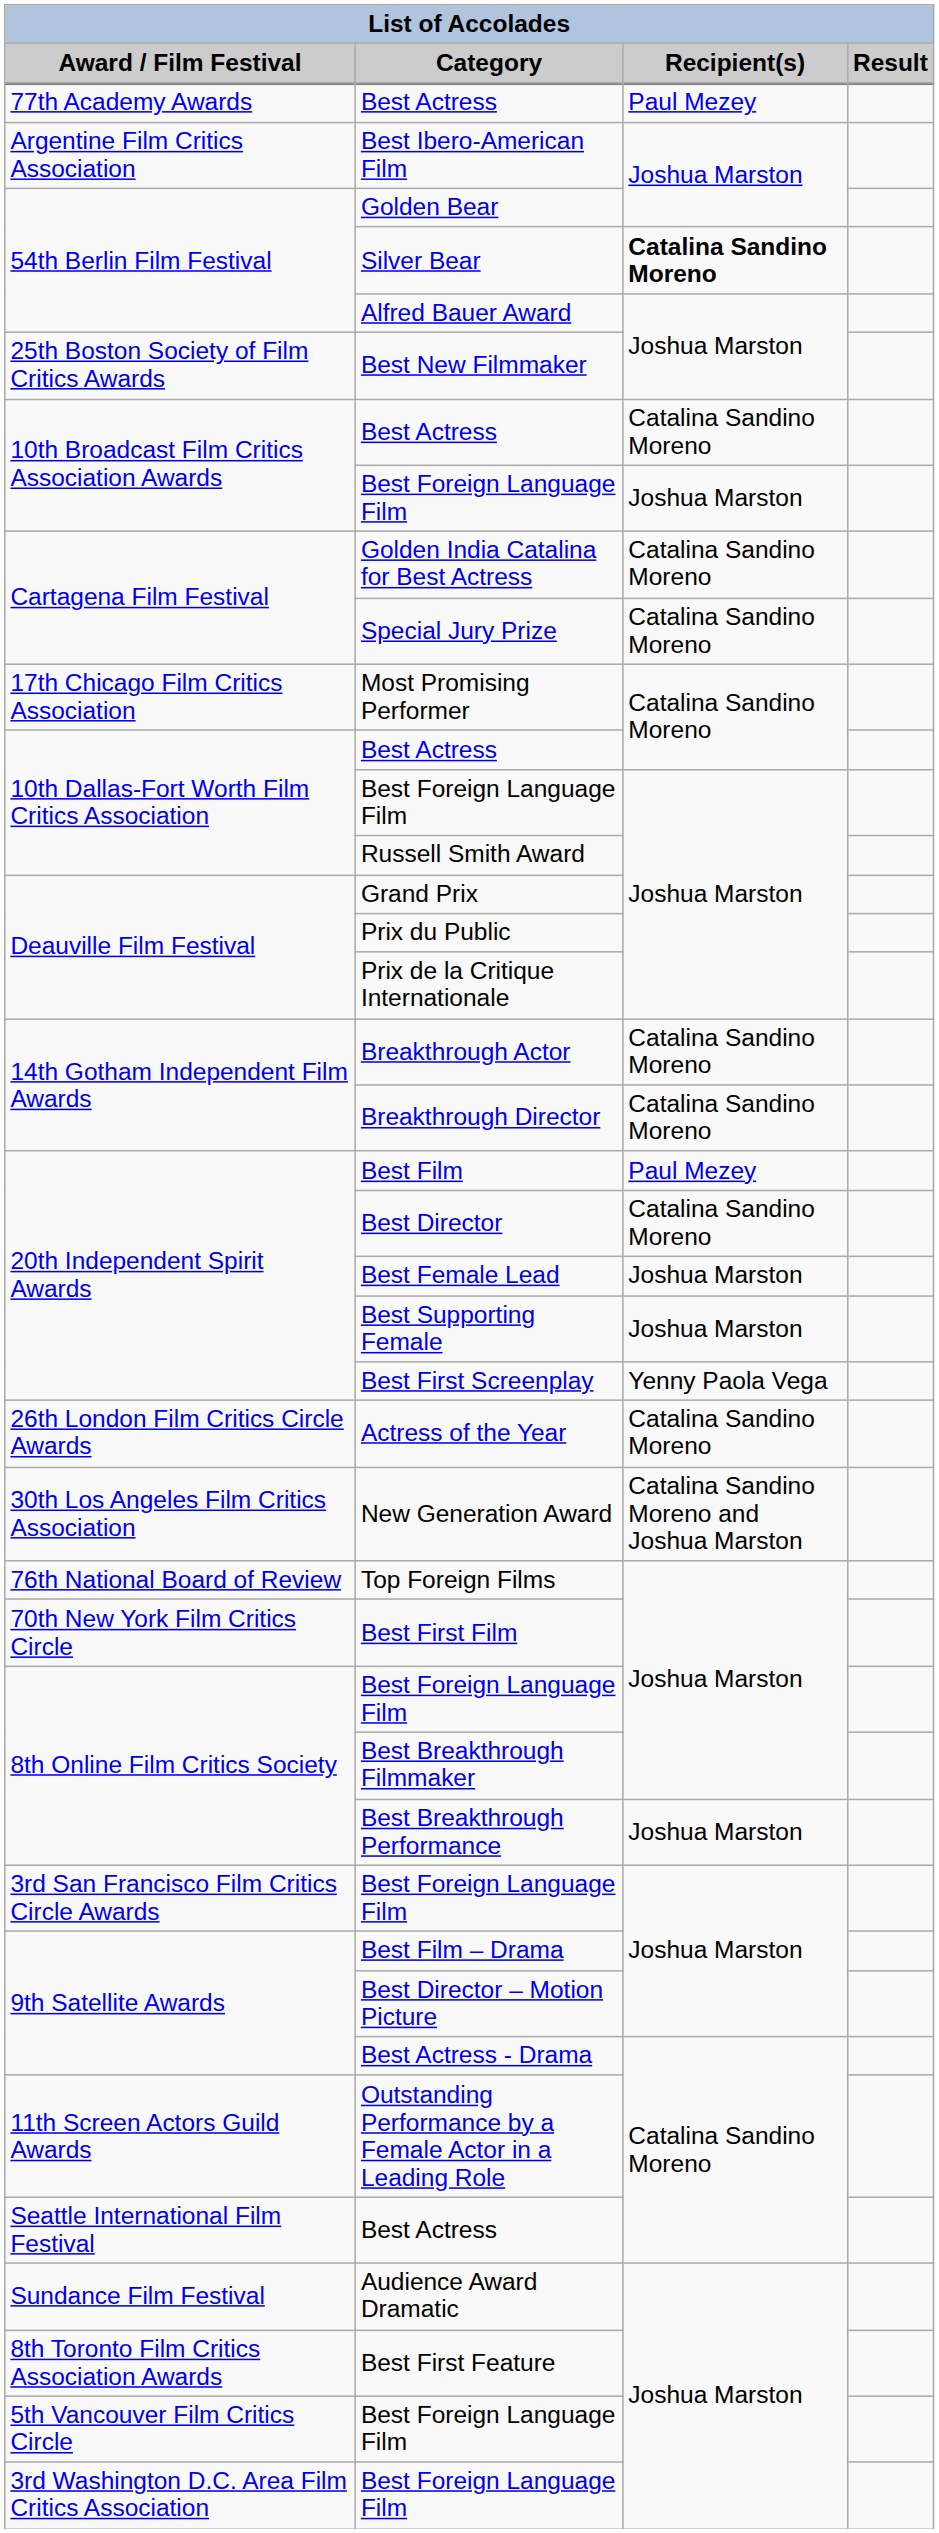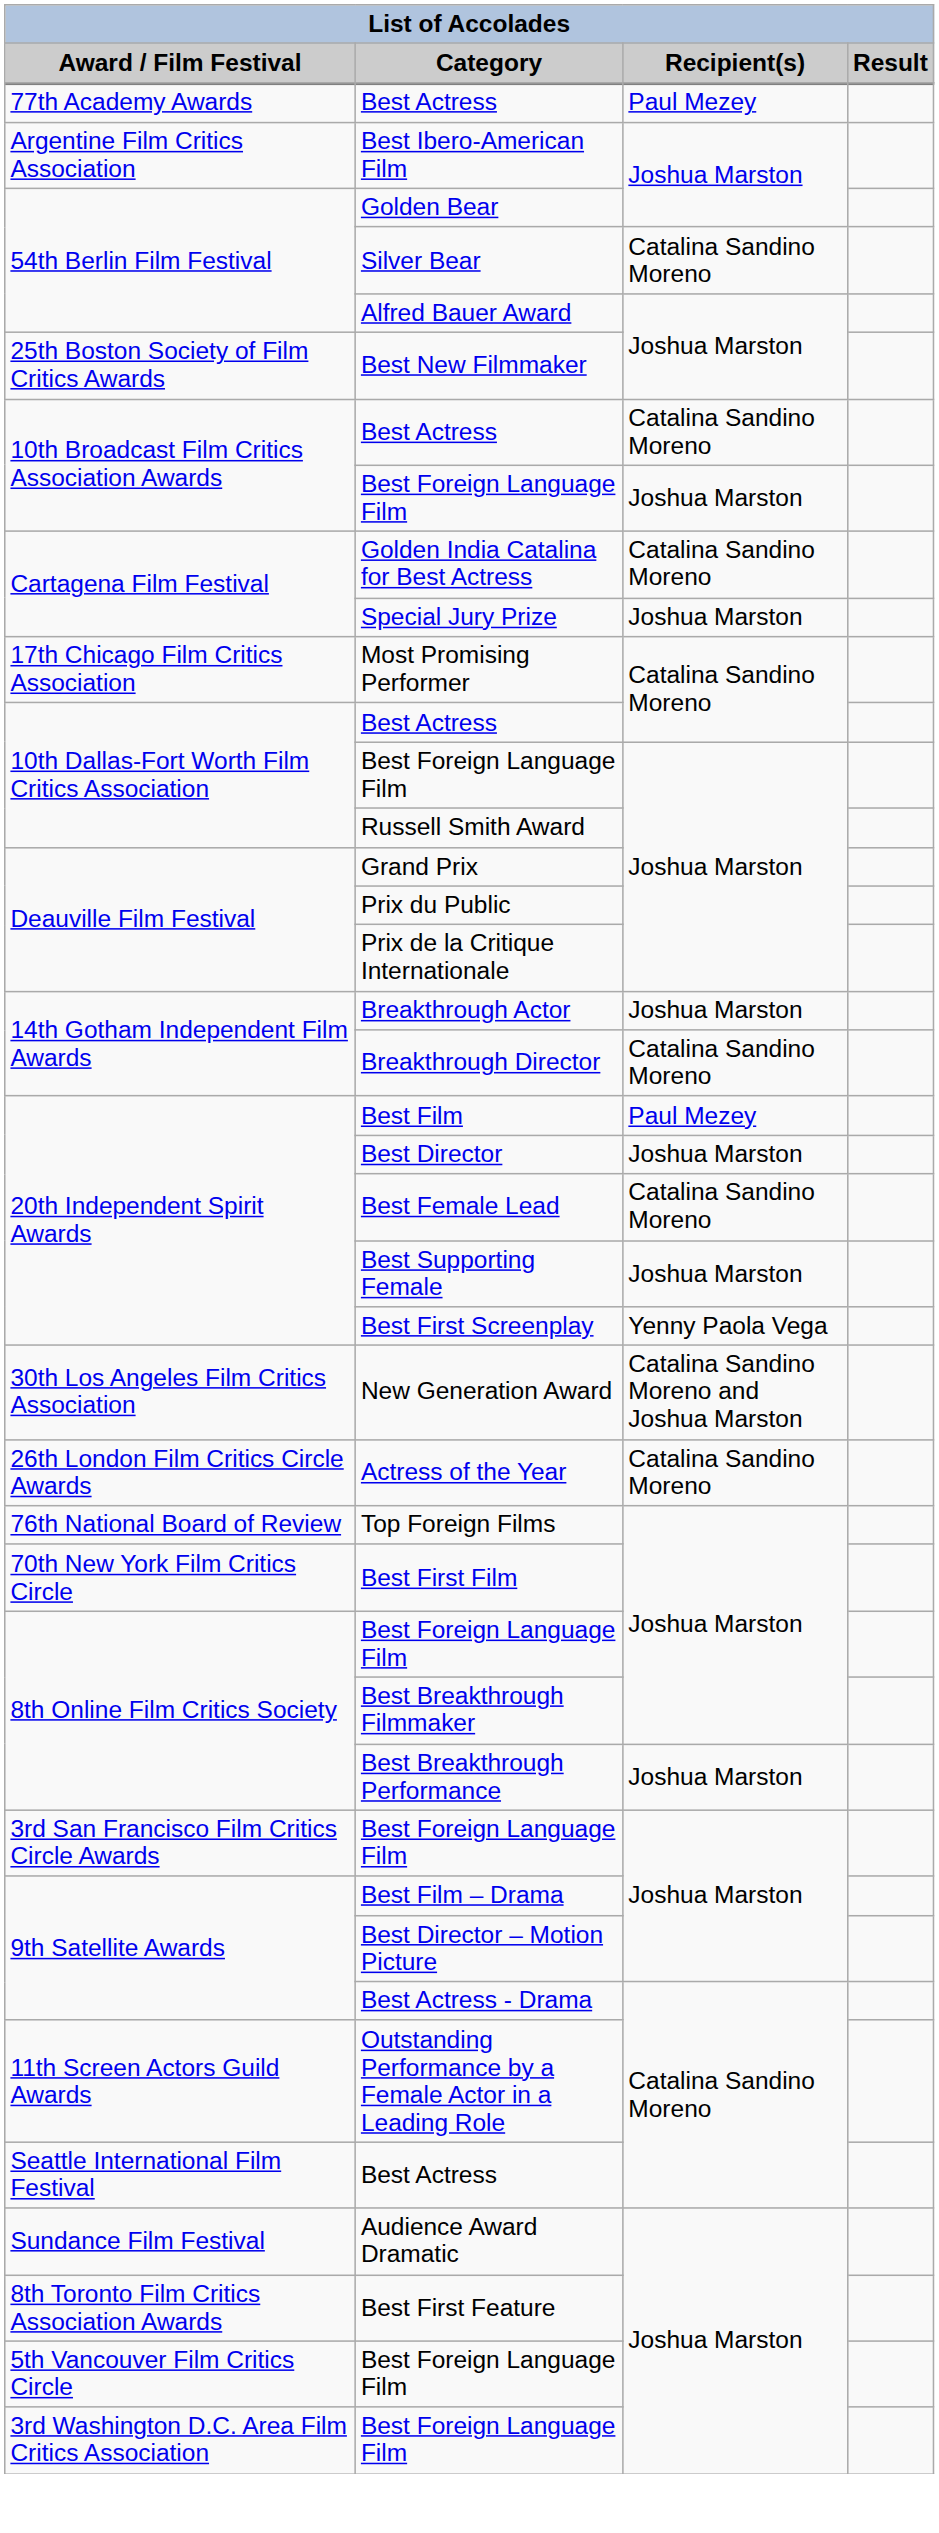(728, 260) bold -> (722, 260) normal
(722, 630) Catalina Sandino Moreno -> (715, 616) Joshua Marston
(722, 1051) Catalina Sandino Moreno -> (715, 1010) Joshua Marston
(722, 1223) Catalina Sandino Moreno -> (715, 1154) Joshua Marston
(715, 1275) Joshua Marston -> (722, 1206) Catalina Sandino Moreno
rows swapped: (177, 1433) <-> (168, 1513)
